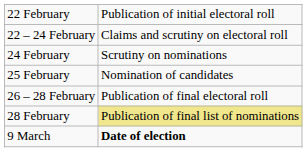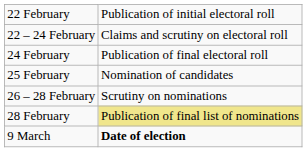(164, 55) Scrutiny on nominations -> (185, 55) Publication of final electoral roll
(185, 95) Publication of final electoral roll -> (164, 95) Scrutiny on nominations
